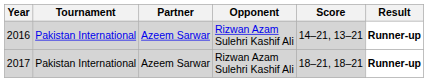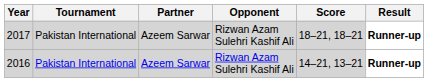rows swapped: (19, 36) <-> (19, 64)
